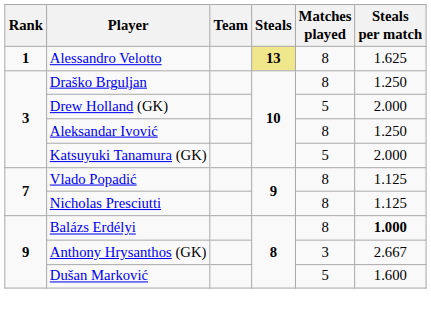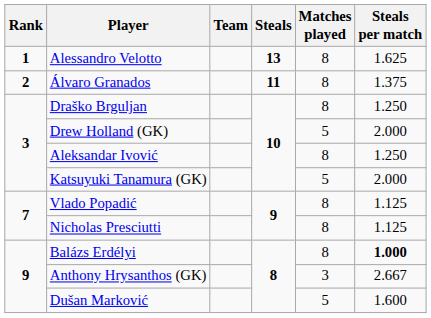(273, 58) khaki background -> (273, 58) no background
+ row: (100, 82)
